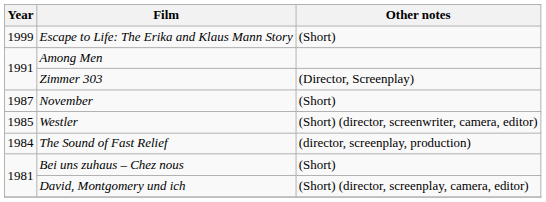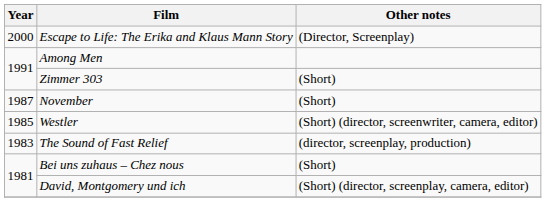(20, 36) 1999 -> (20, 36) 2000
(317, 36) (Short) -> (356, 36) (Director, Screenplay)
(356, 79) (Director, Screenplay) -> (317, 79) (Short)
(20, 143) 1984 -> (20, 143) 1983
